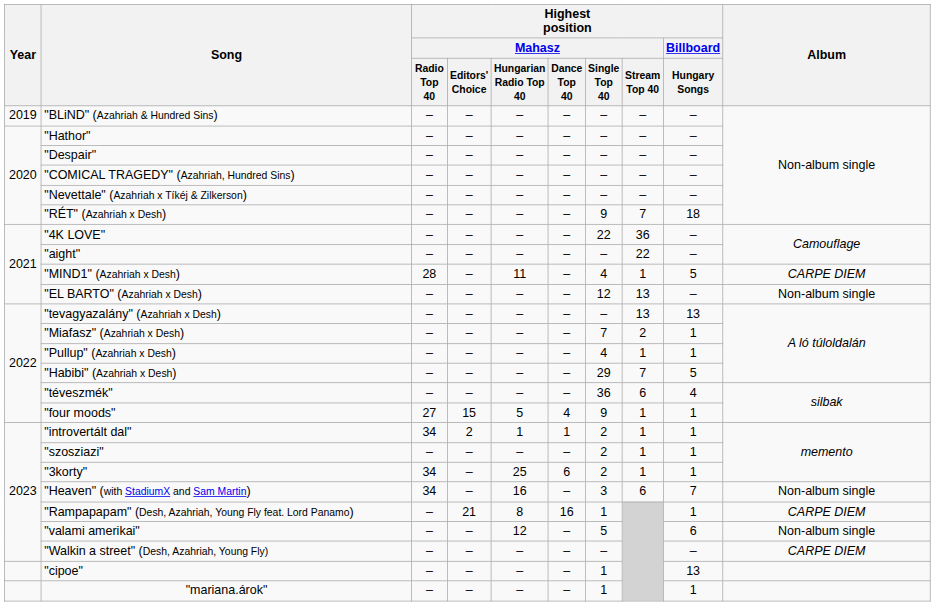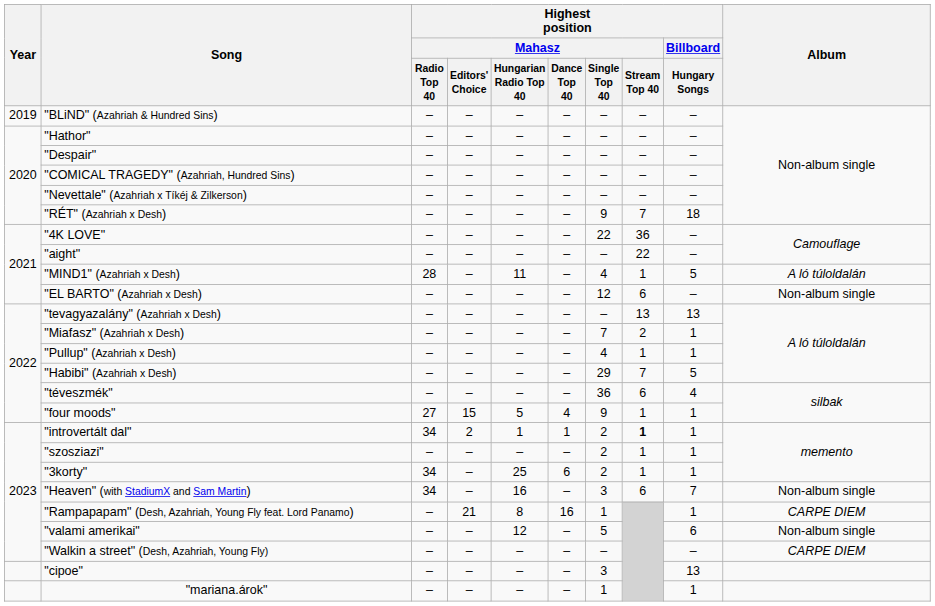(827, 274) CARPE DIEM -> (827, 274) A ló túloldalán
(643, 294) 13 -> (643, 294) 6
(643, 432) normal -> (643, 432) bold
(604, 571) 1 -> (604, 571) 3
